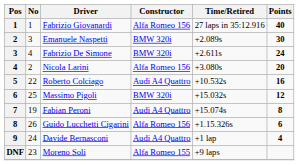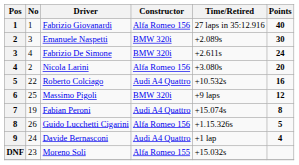(211, 96) +15.032s -> (207, 96) +9 laps
(280, 124) 6 -> (280, 124) 5
(207, 152) +9 laps -> (211, 152) +15.032s
